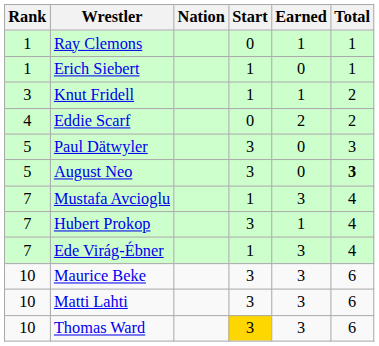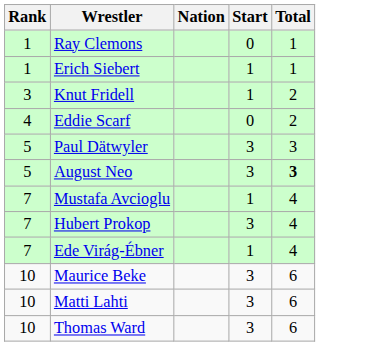- column: (301, 17)
(250, 328) gold background -> (250, 328) no background
